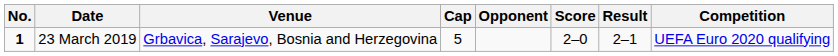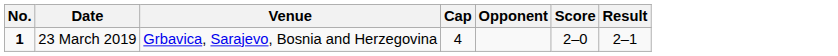- column: (742, 16)
(458, 39) 5 -> (458, 39) 4
